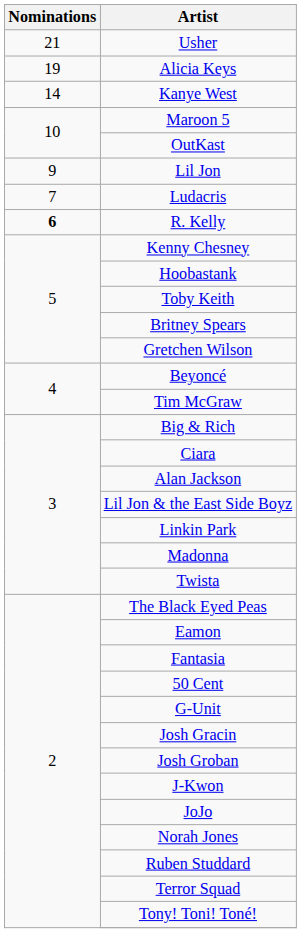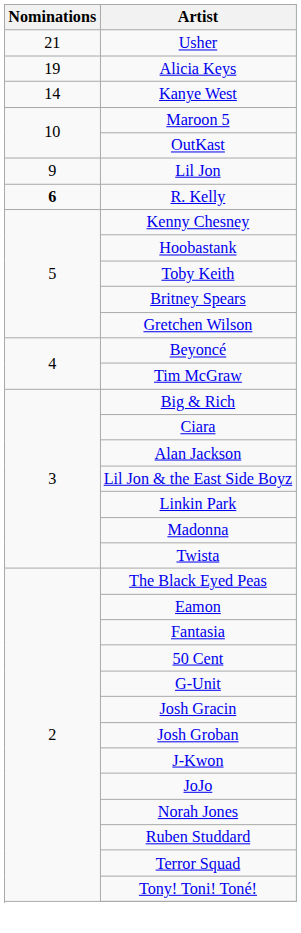- row: (198, 196)
